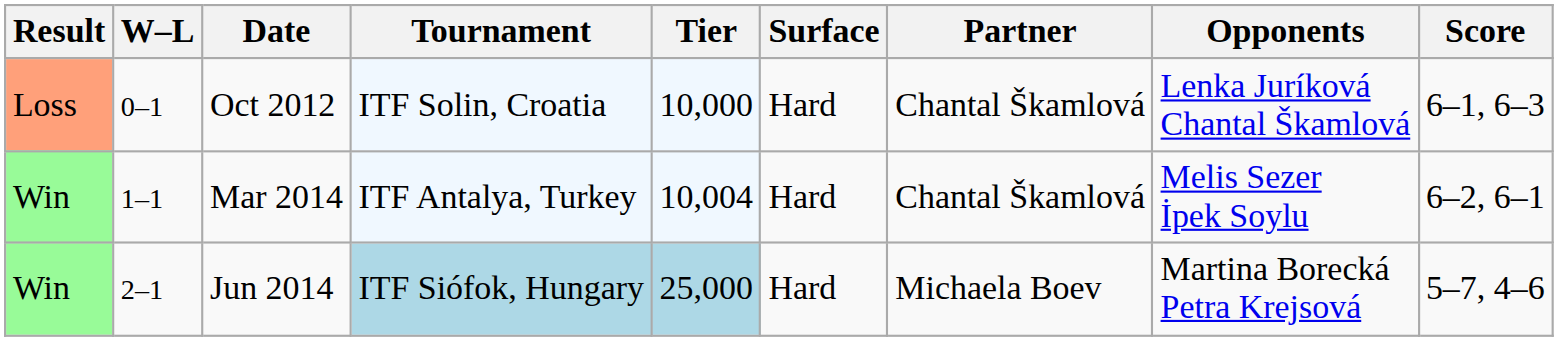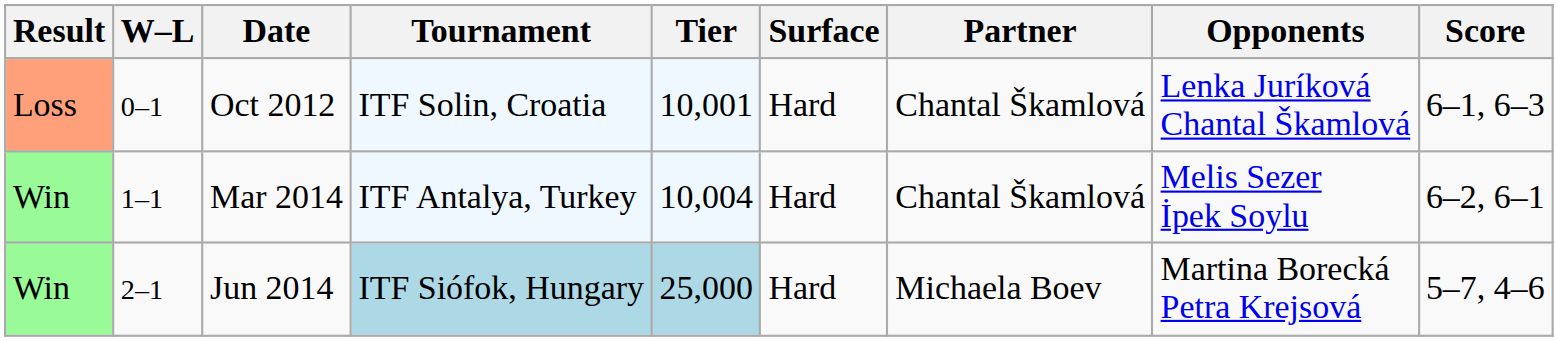(706, 104) 10,000 -> (706, 104) 10,001
